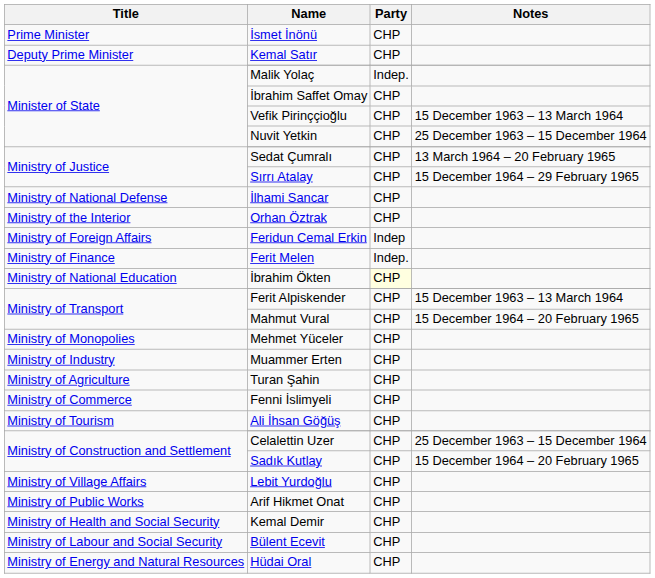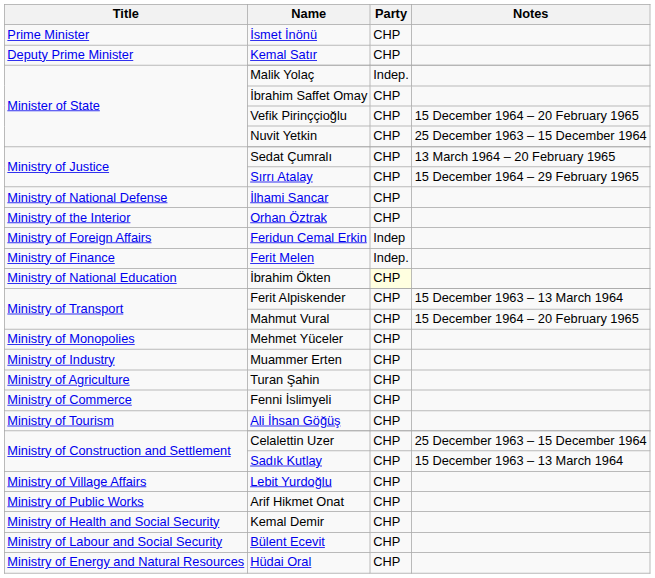(519, 116) 15 December 1963 – 13 March 1964 -> (527, 116) 15 December 1964 – 20 February 1965
(527, 461) 15 December 1964 – 20 February 1965 -> (519, 461) 15 December 1963 – 13 March 1964
